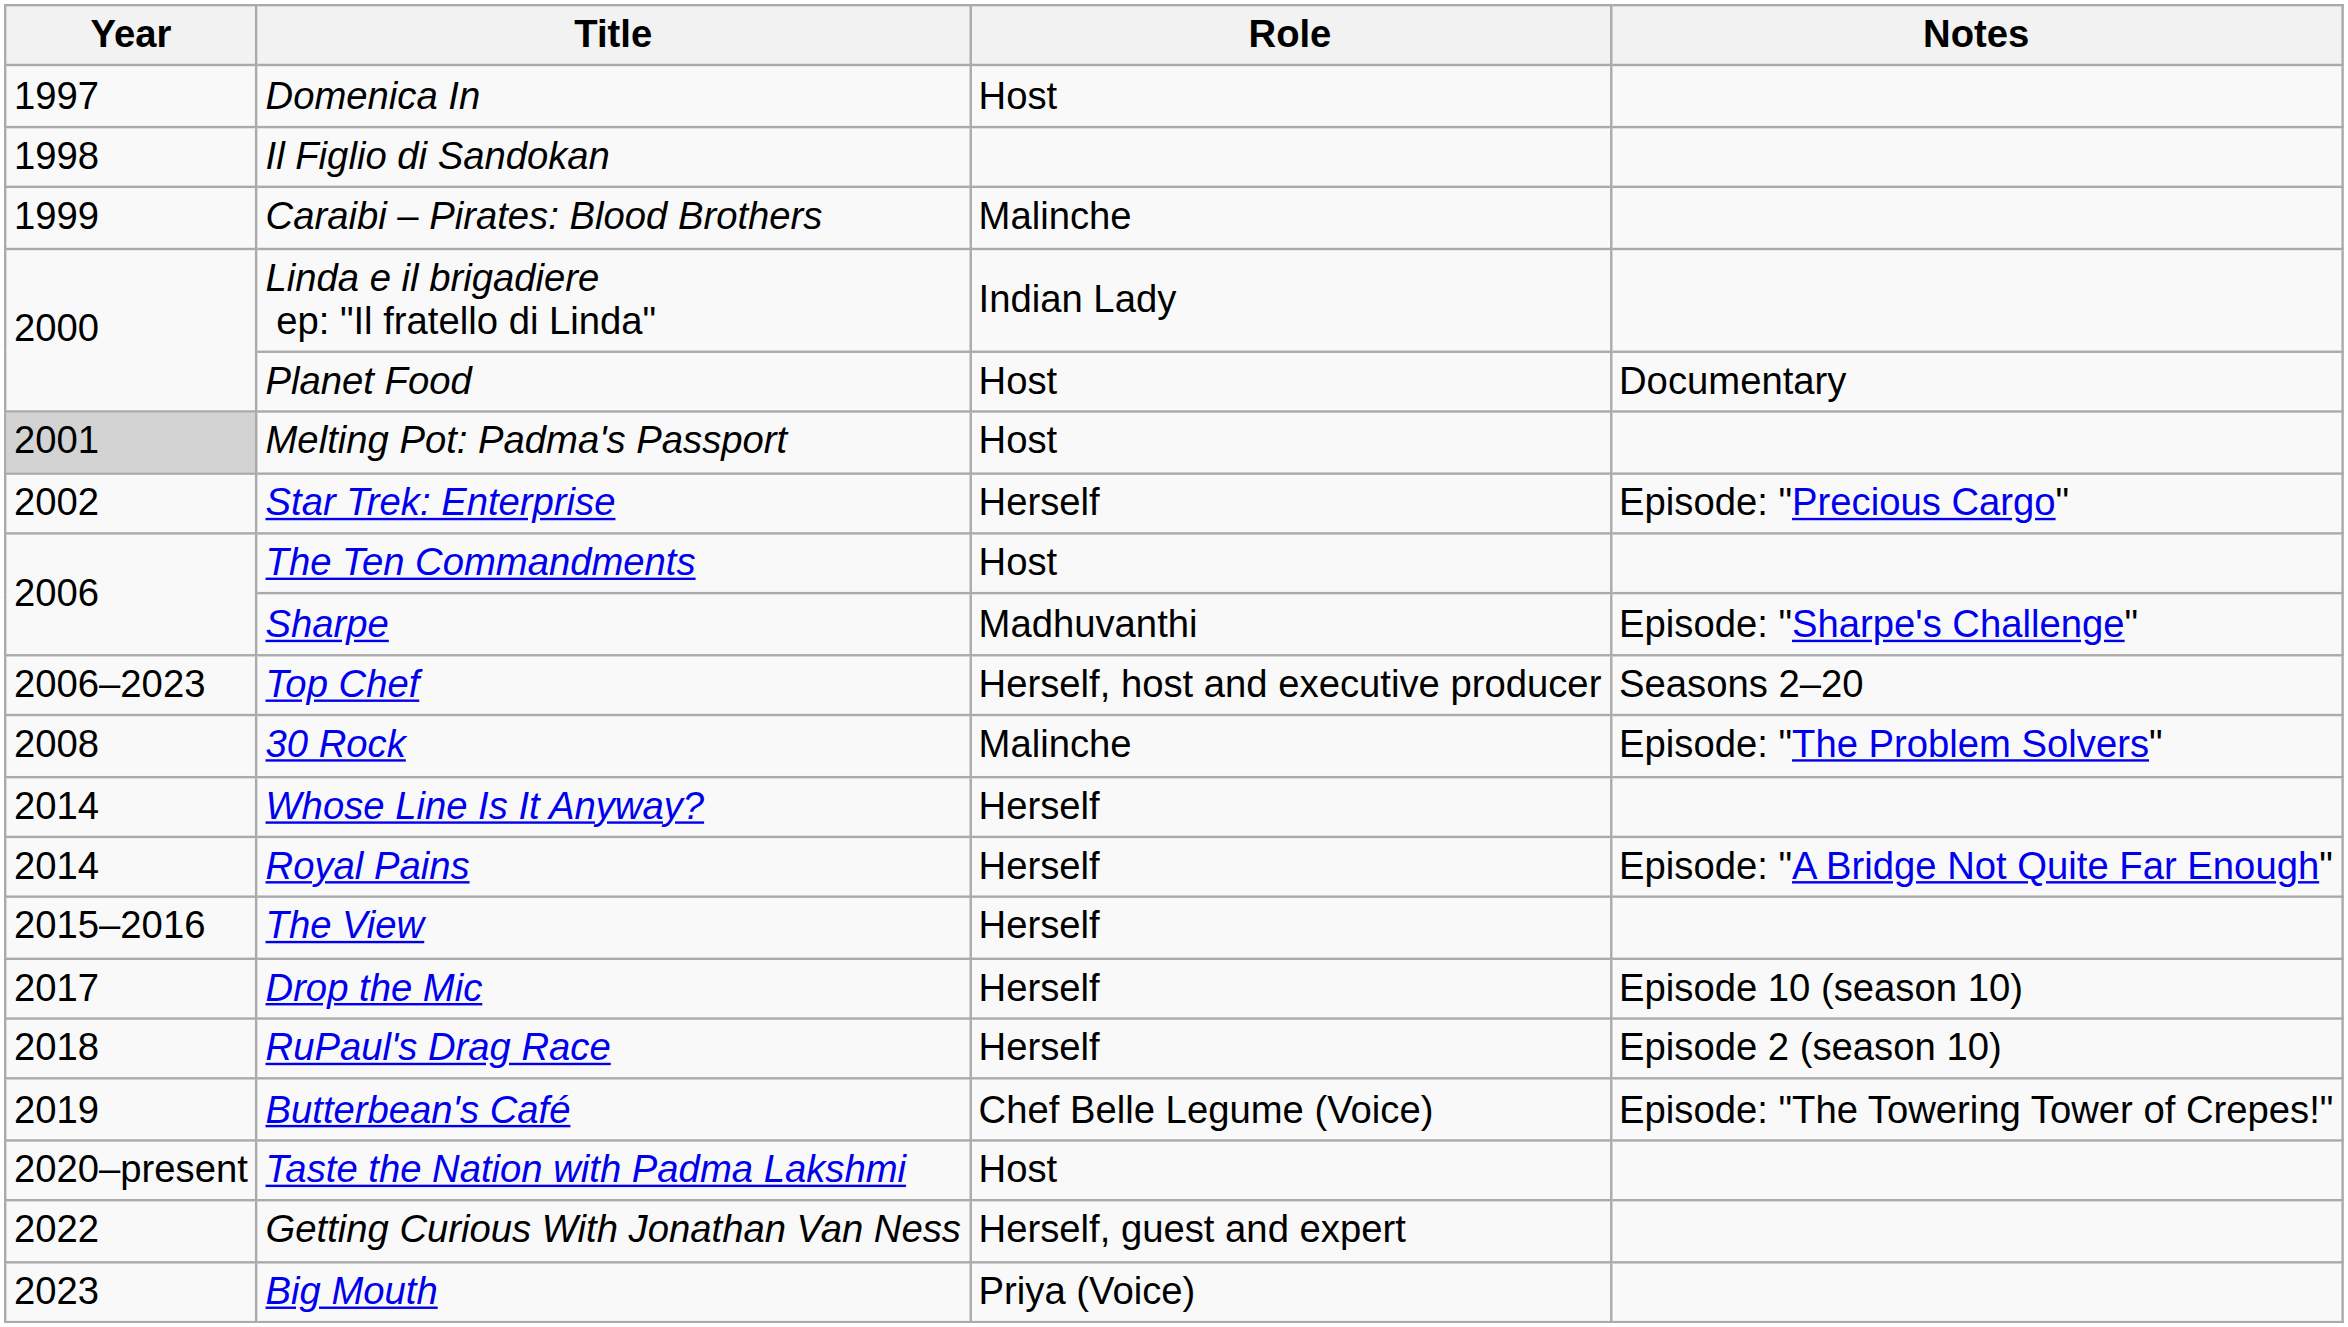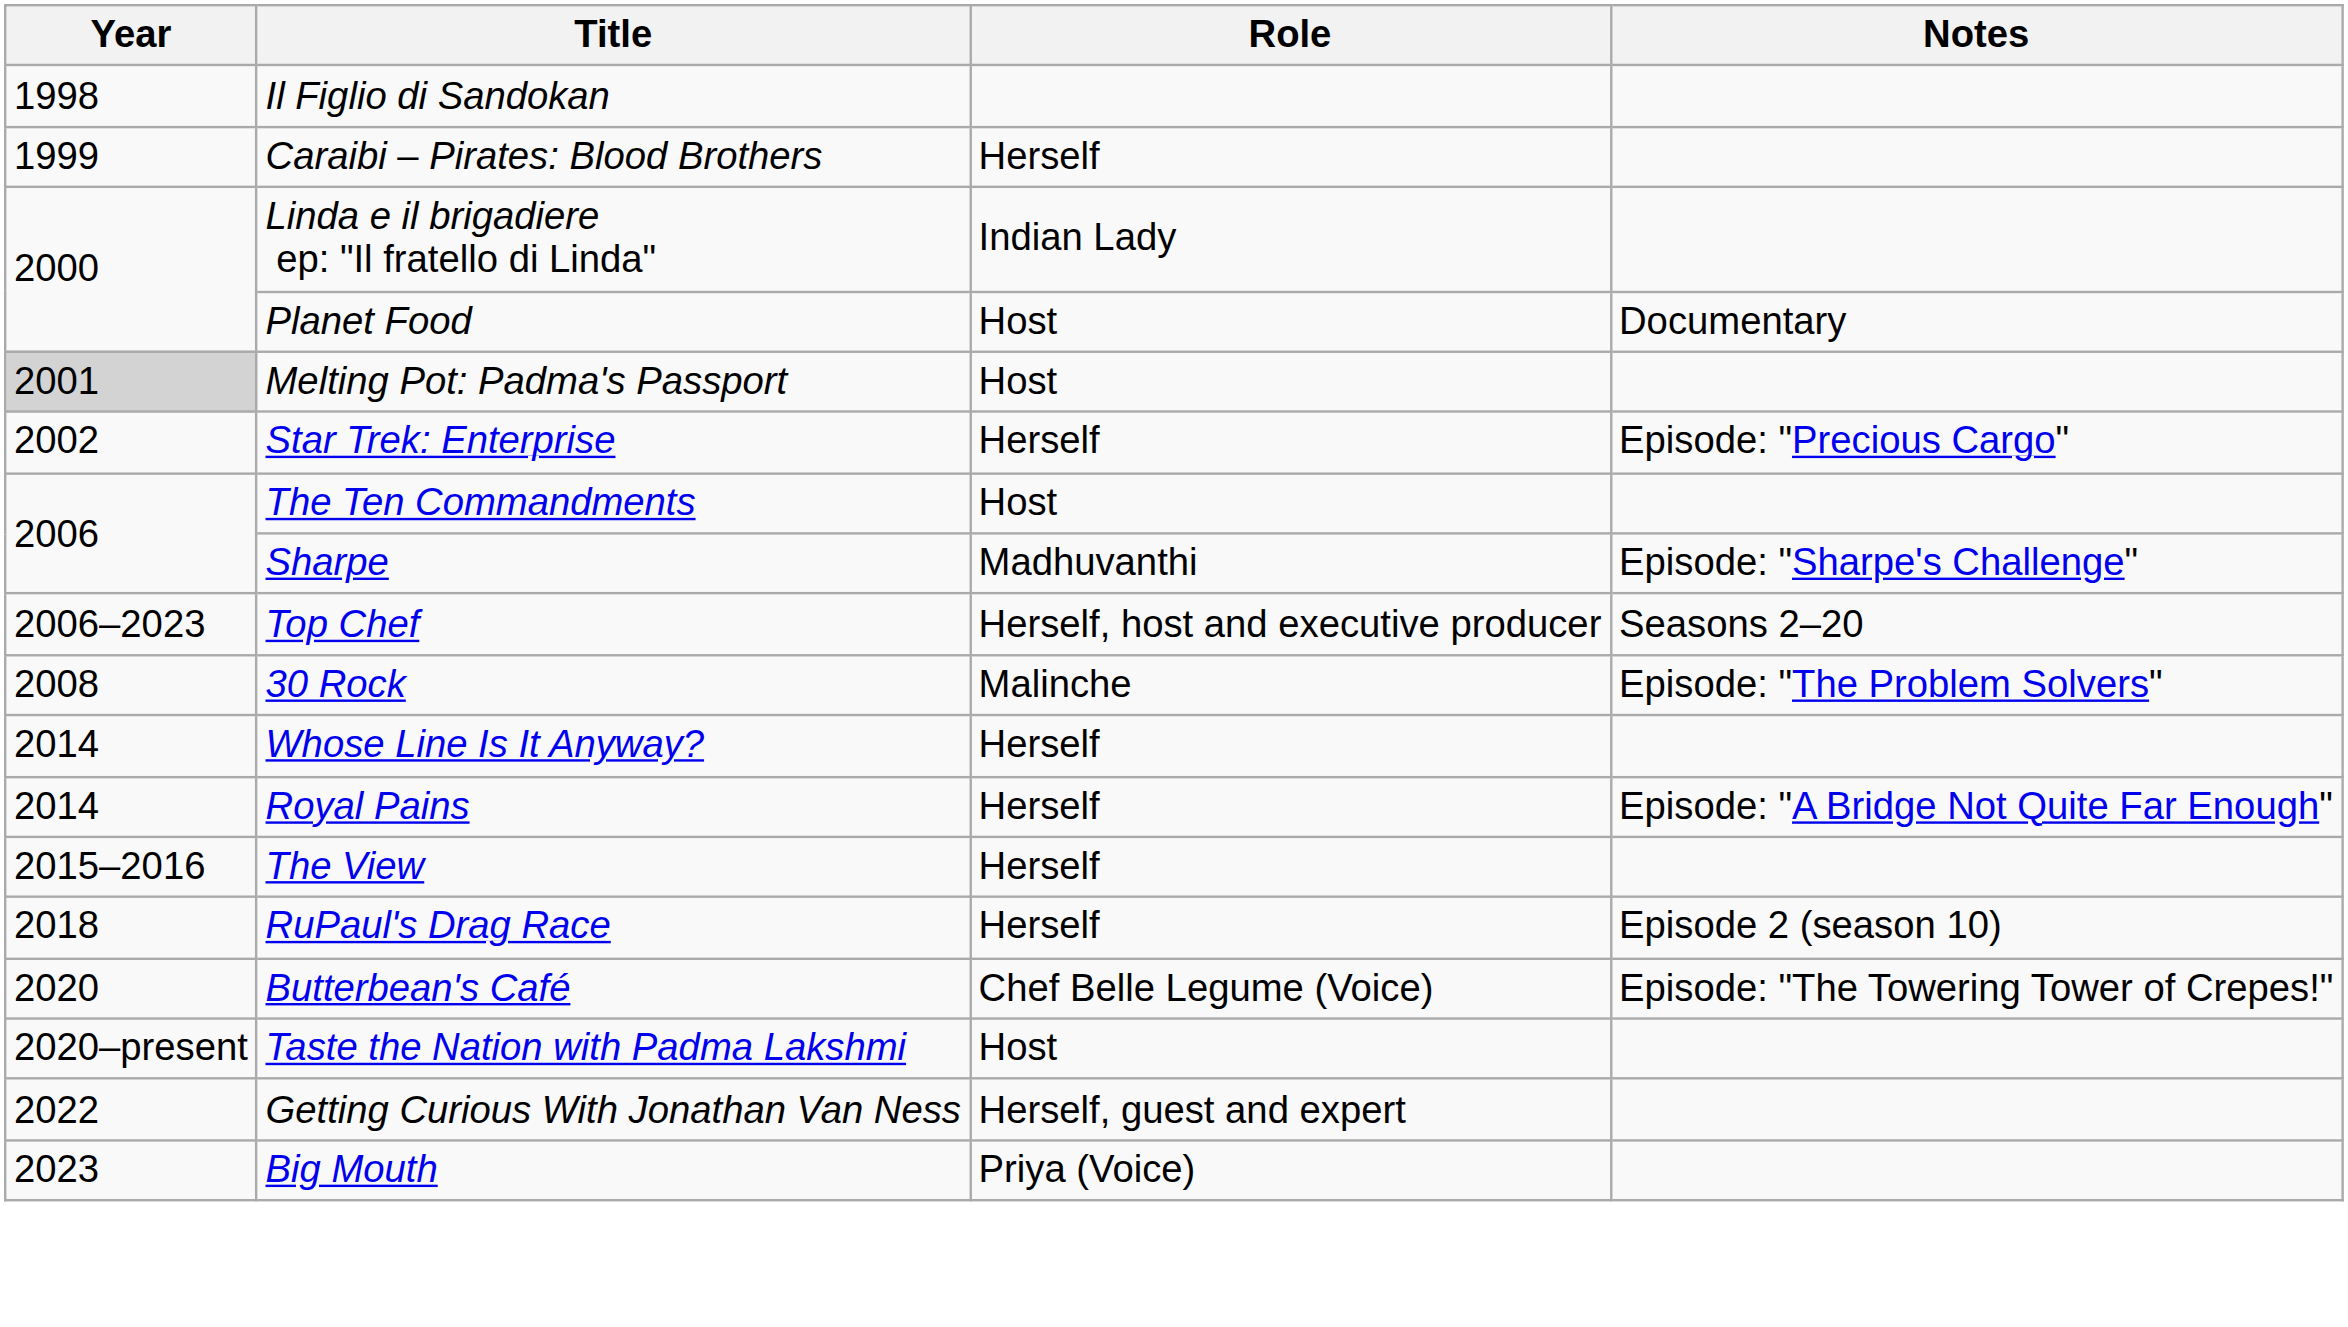- row: (373, 95)
(1055, 216) Malinche -> (1039, 156) Herself
- row: (374, 987)
(57, 1108) 2019 -> (57, 987) 2020
